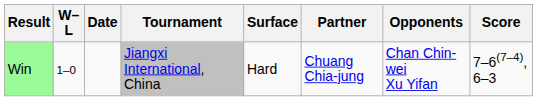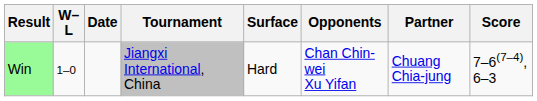columns swapped: (342, 23) <-> (426, 23)
